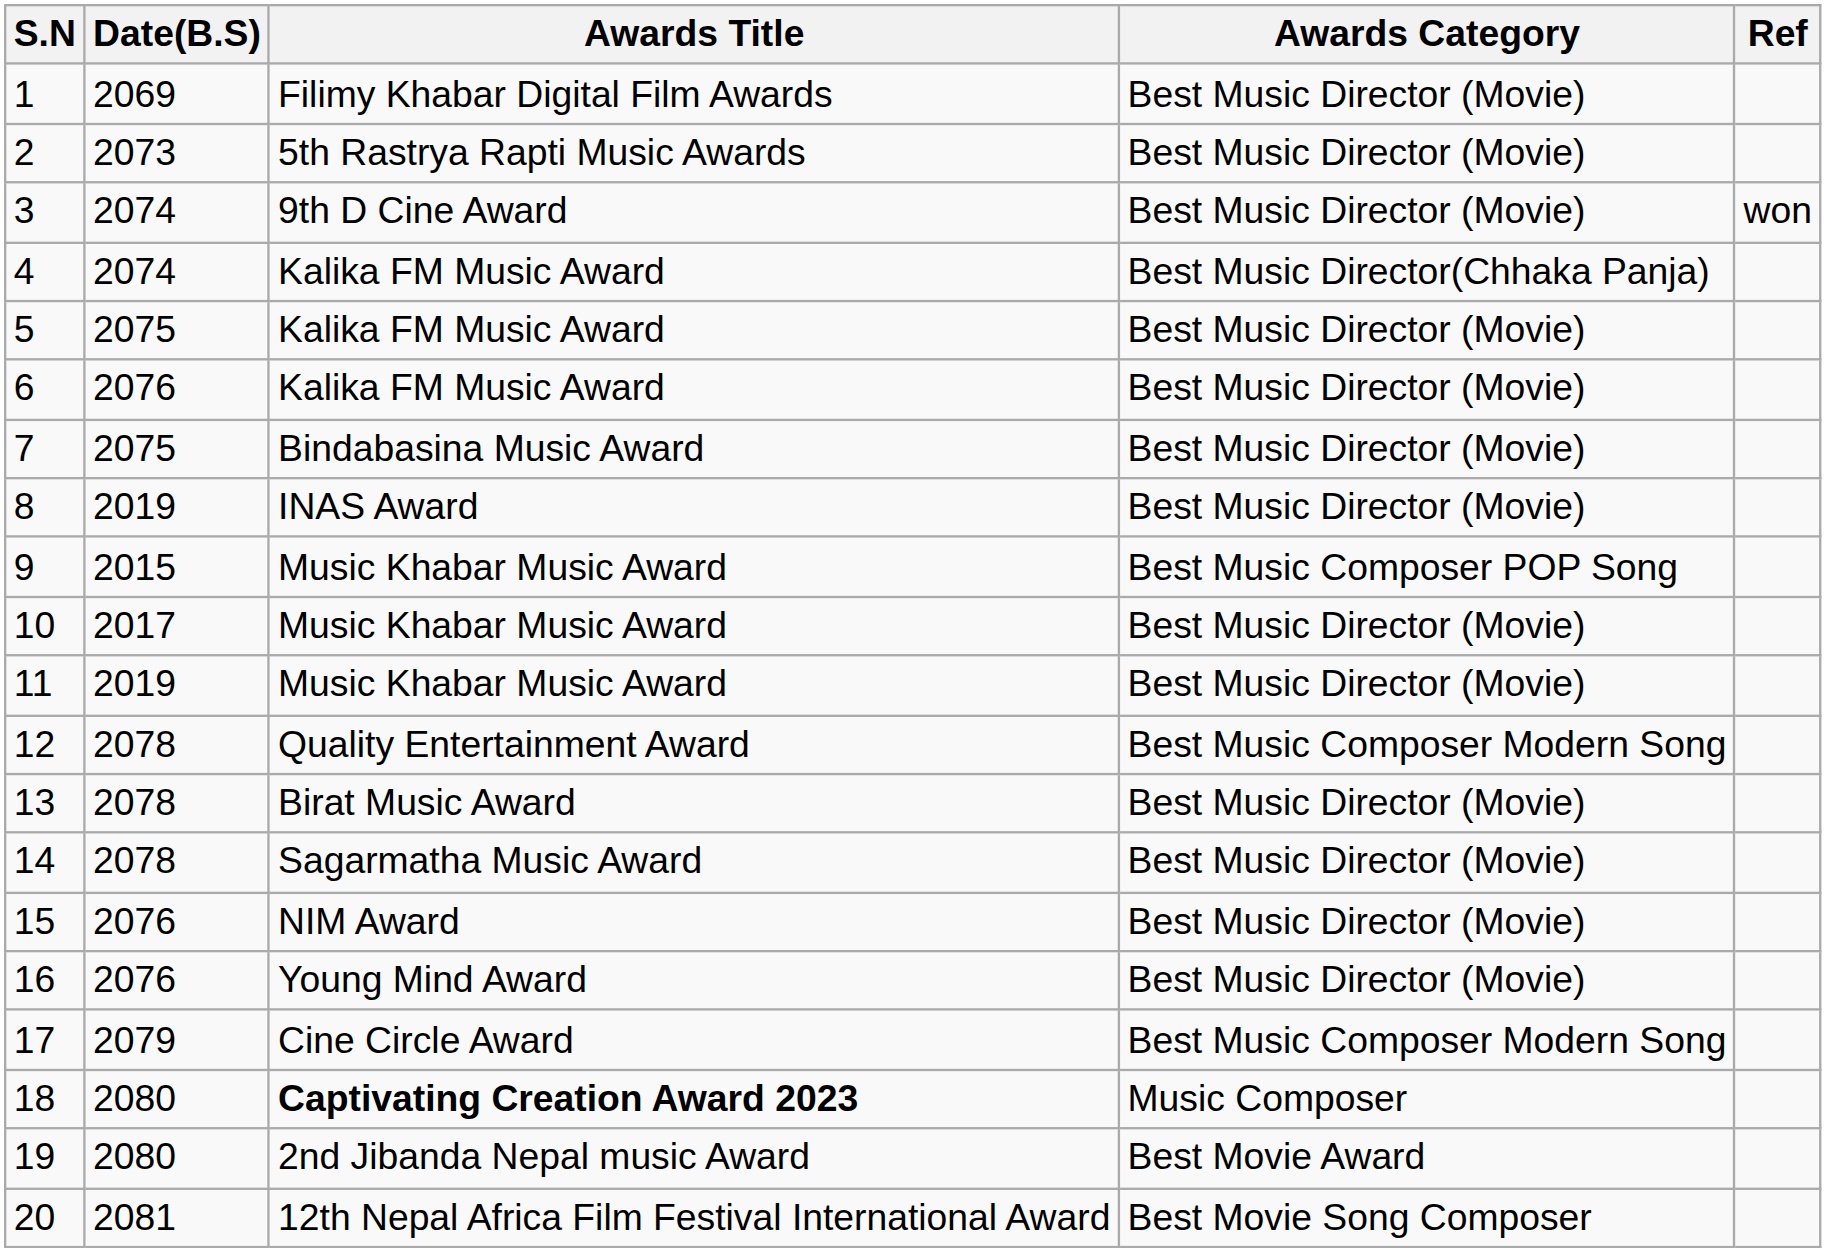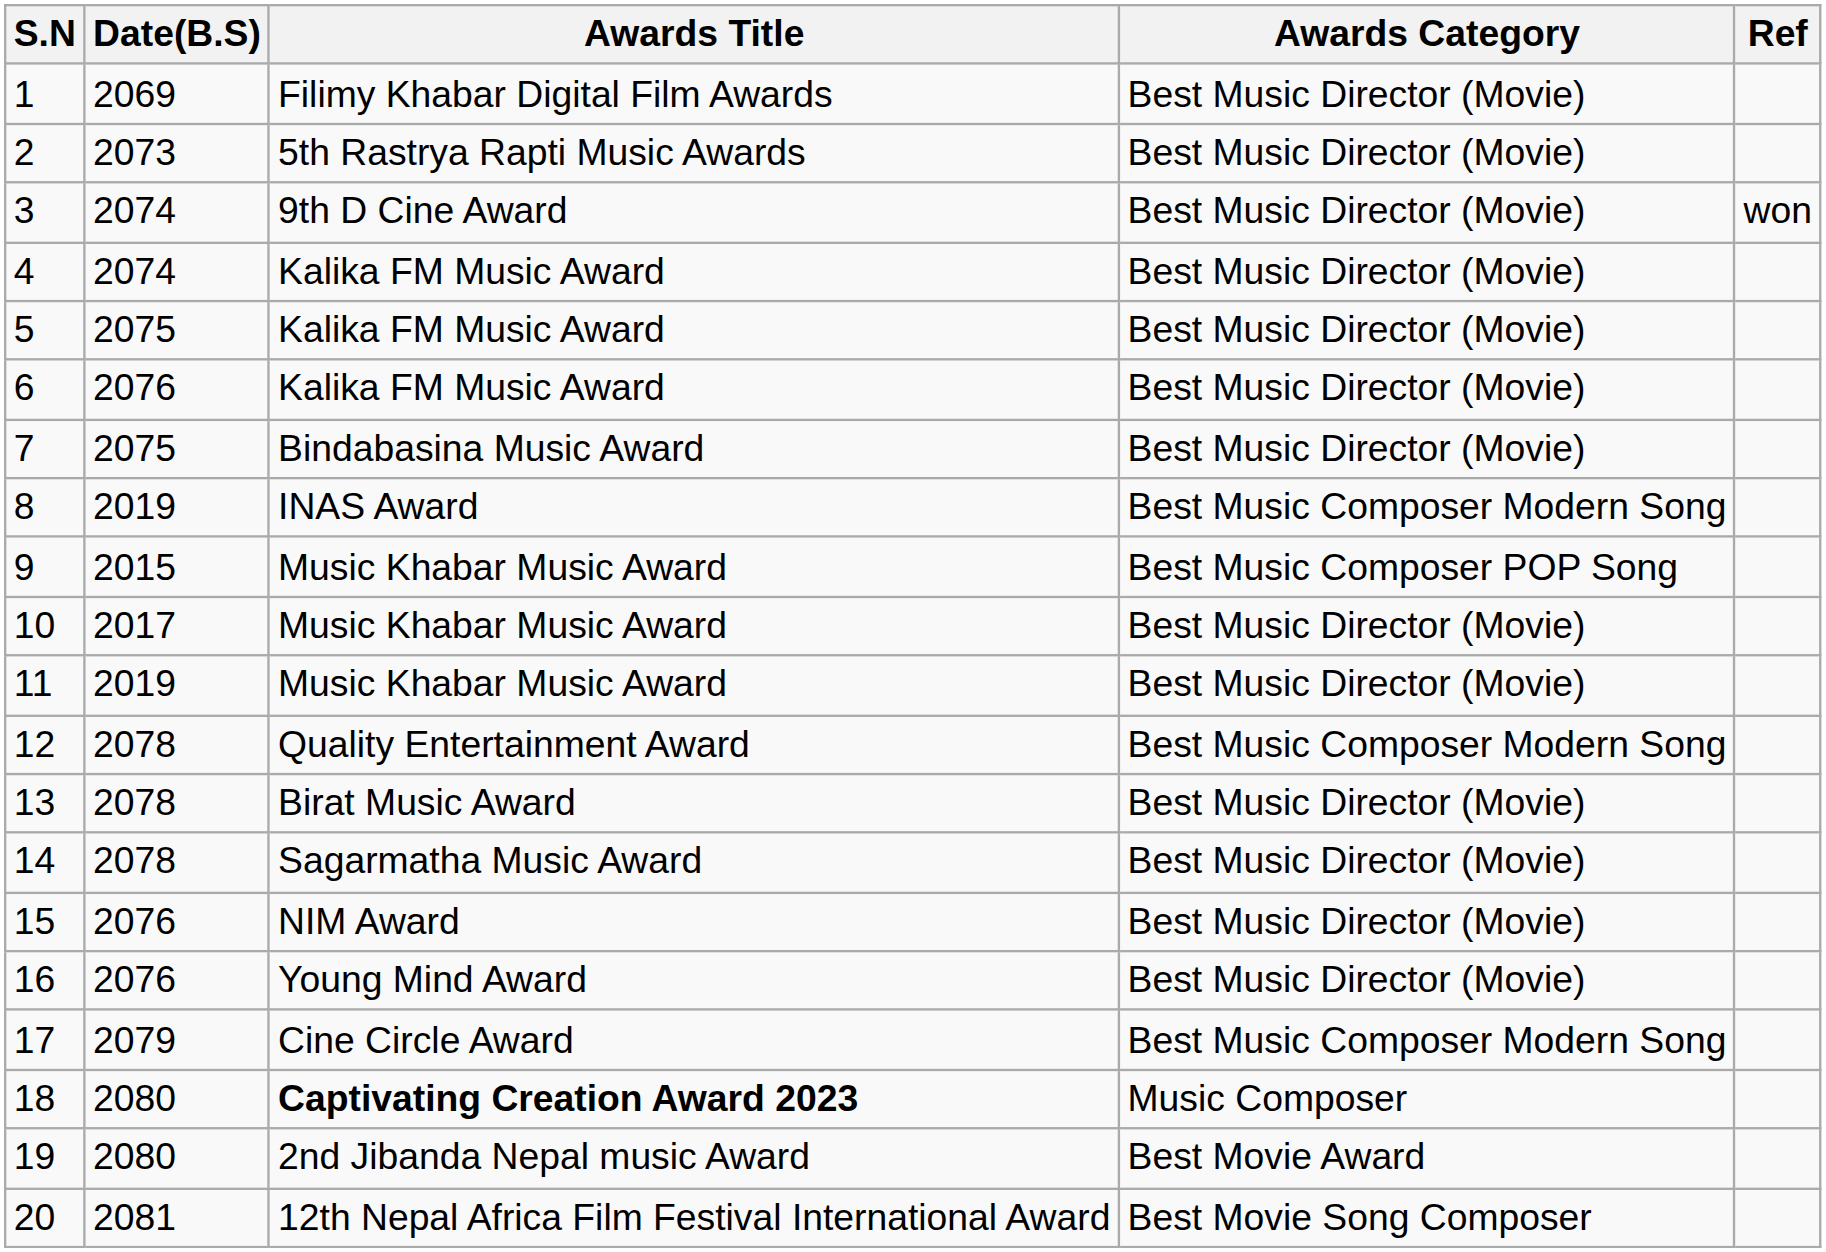(1419, 270) Best Music Director(Chhaka Panja) -> (1356, 270) Best Music Director (Movie)
(1356, 507) Best Music Director (Movie) -> (1427, 507) Best Music Composer Modern Song
